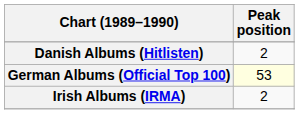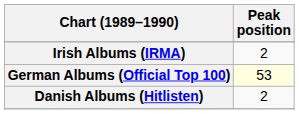rows swapped: (119, 53) <-> (119, 97)
